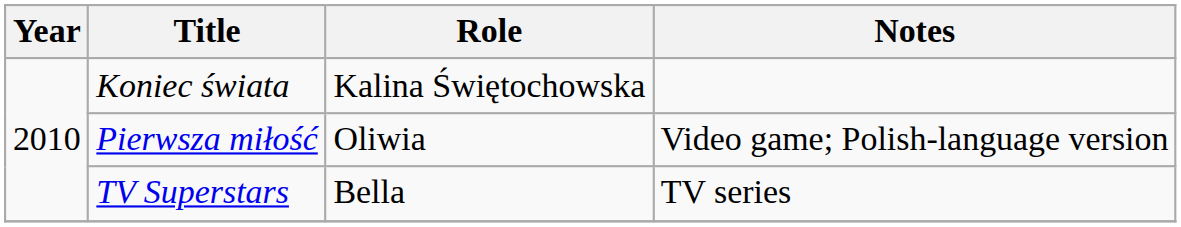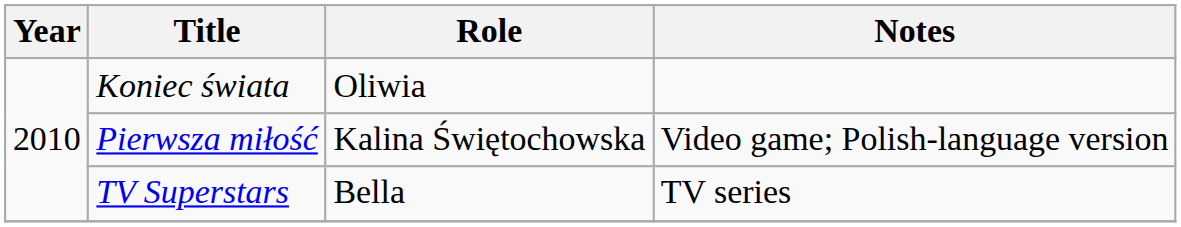(489, 85) Kalina Świętochowska -> (380, 85) Oliwia
(380, 138) Oliwia -> (489, 138) Kalina Świętochowska
